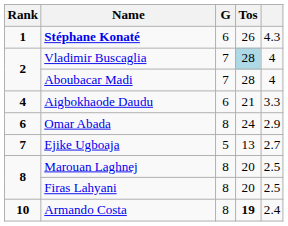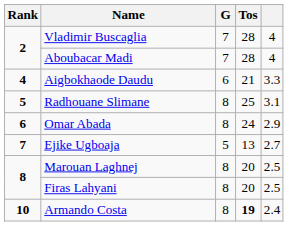- row: (92, 37)
(248, 58) lightblue background -> (248, 37) no background
+ row: (97, 102)
